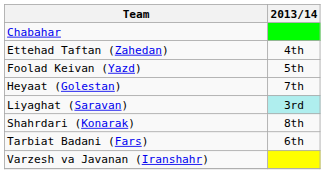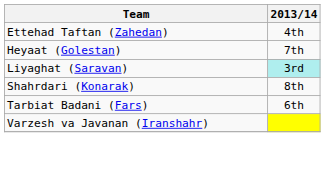- row: (34, 32)
- row: (74, 68)
